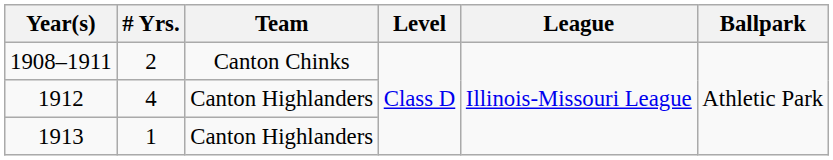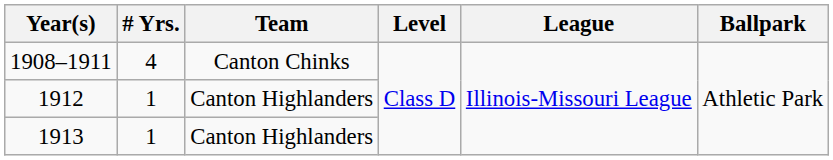(151, 61) 2 -> (151, 61) 4
(151, 98) 4 -> (151, 98) 1
